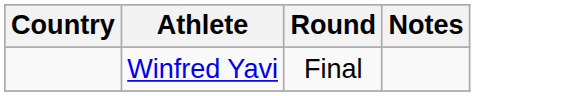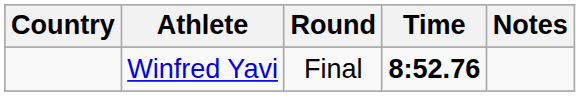+ column: (434, 25)
